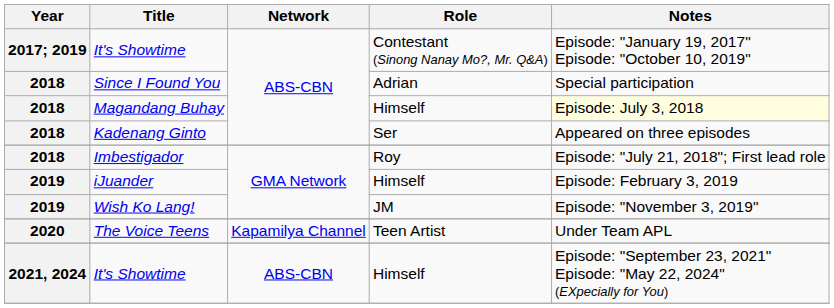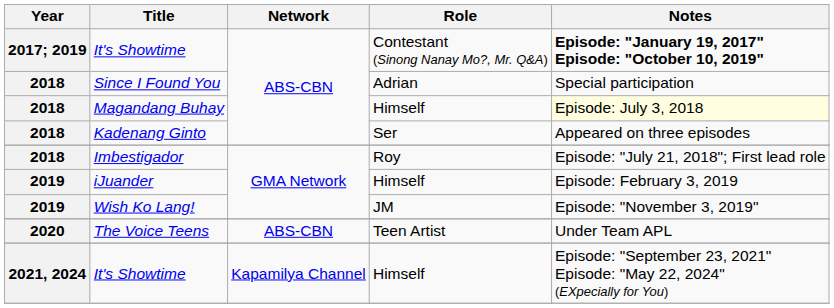(653, 50) normal -> (659, 50) bold
(299, 231) Kapamilya Channel -> (299, 231) ABS-CBN
(299, 273) ABS-CBN -> (299, 273) Kapamilya Channel
